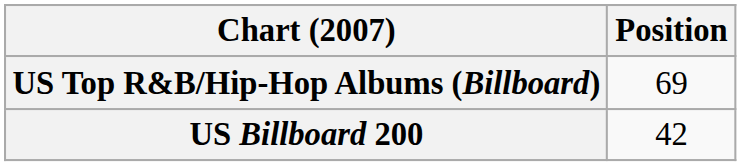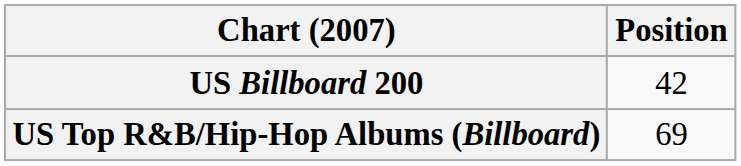rows swapped: (306, 133) <-> (306, 82)
